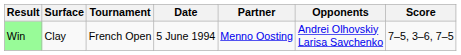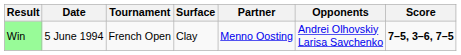columns swapped: (186, 13) <-> (64, 13)
(421, 36) normal -> (421, 36) bold
